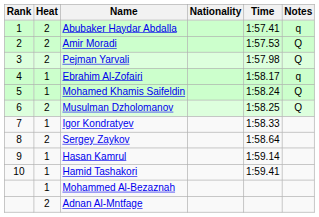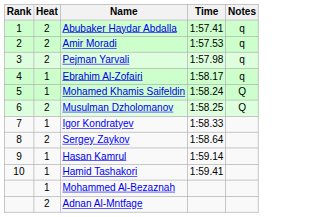- column: (216, 12)
(298, 44) Q -> (242, 44) q
(298, 60) Q -> (242, 60) q
